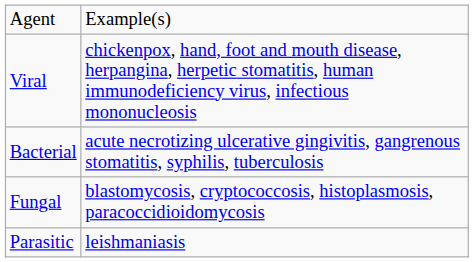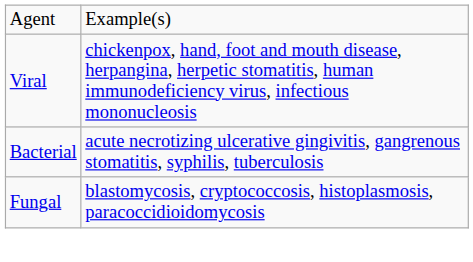- row: (42, 241)
